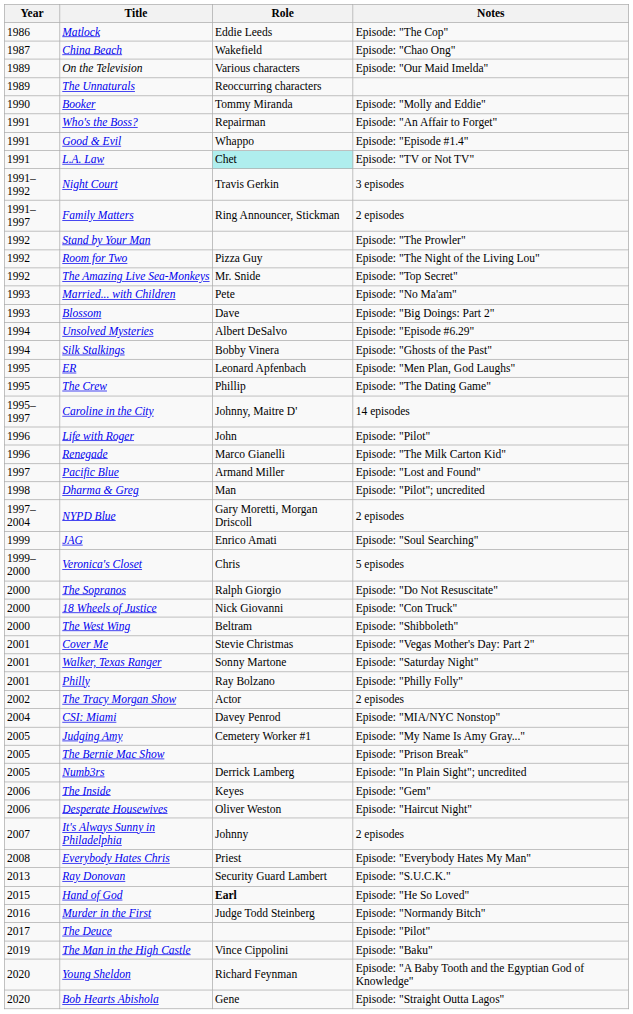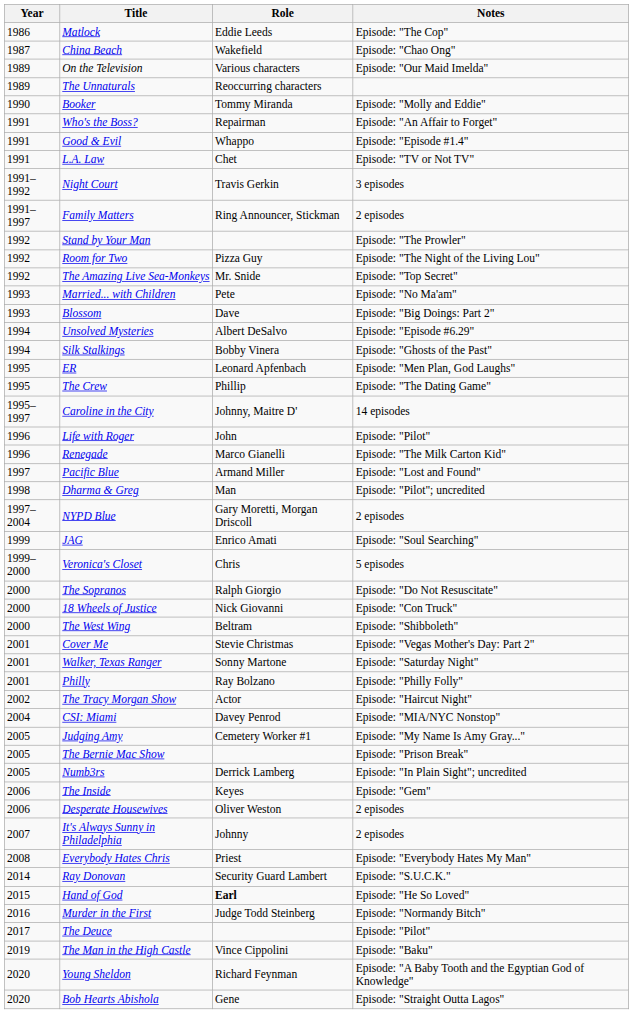(226, 159) paleturquoise background -> (226, 159) no background
(380, 699) 2 episodes -> (414, 699) Episode: "Haircut Night"
(414, 809) Episode: "Haircut Night" -> (380, 809) 2 episodes
(19, 877) 2013 -> (19, 877) 2014
